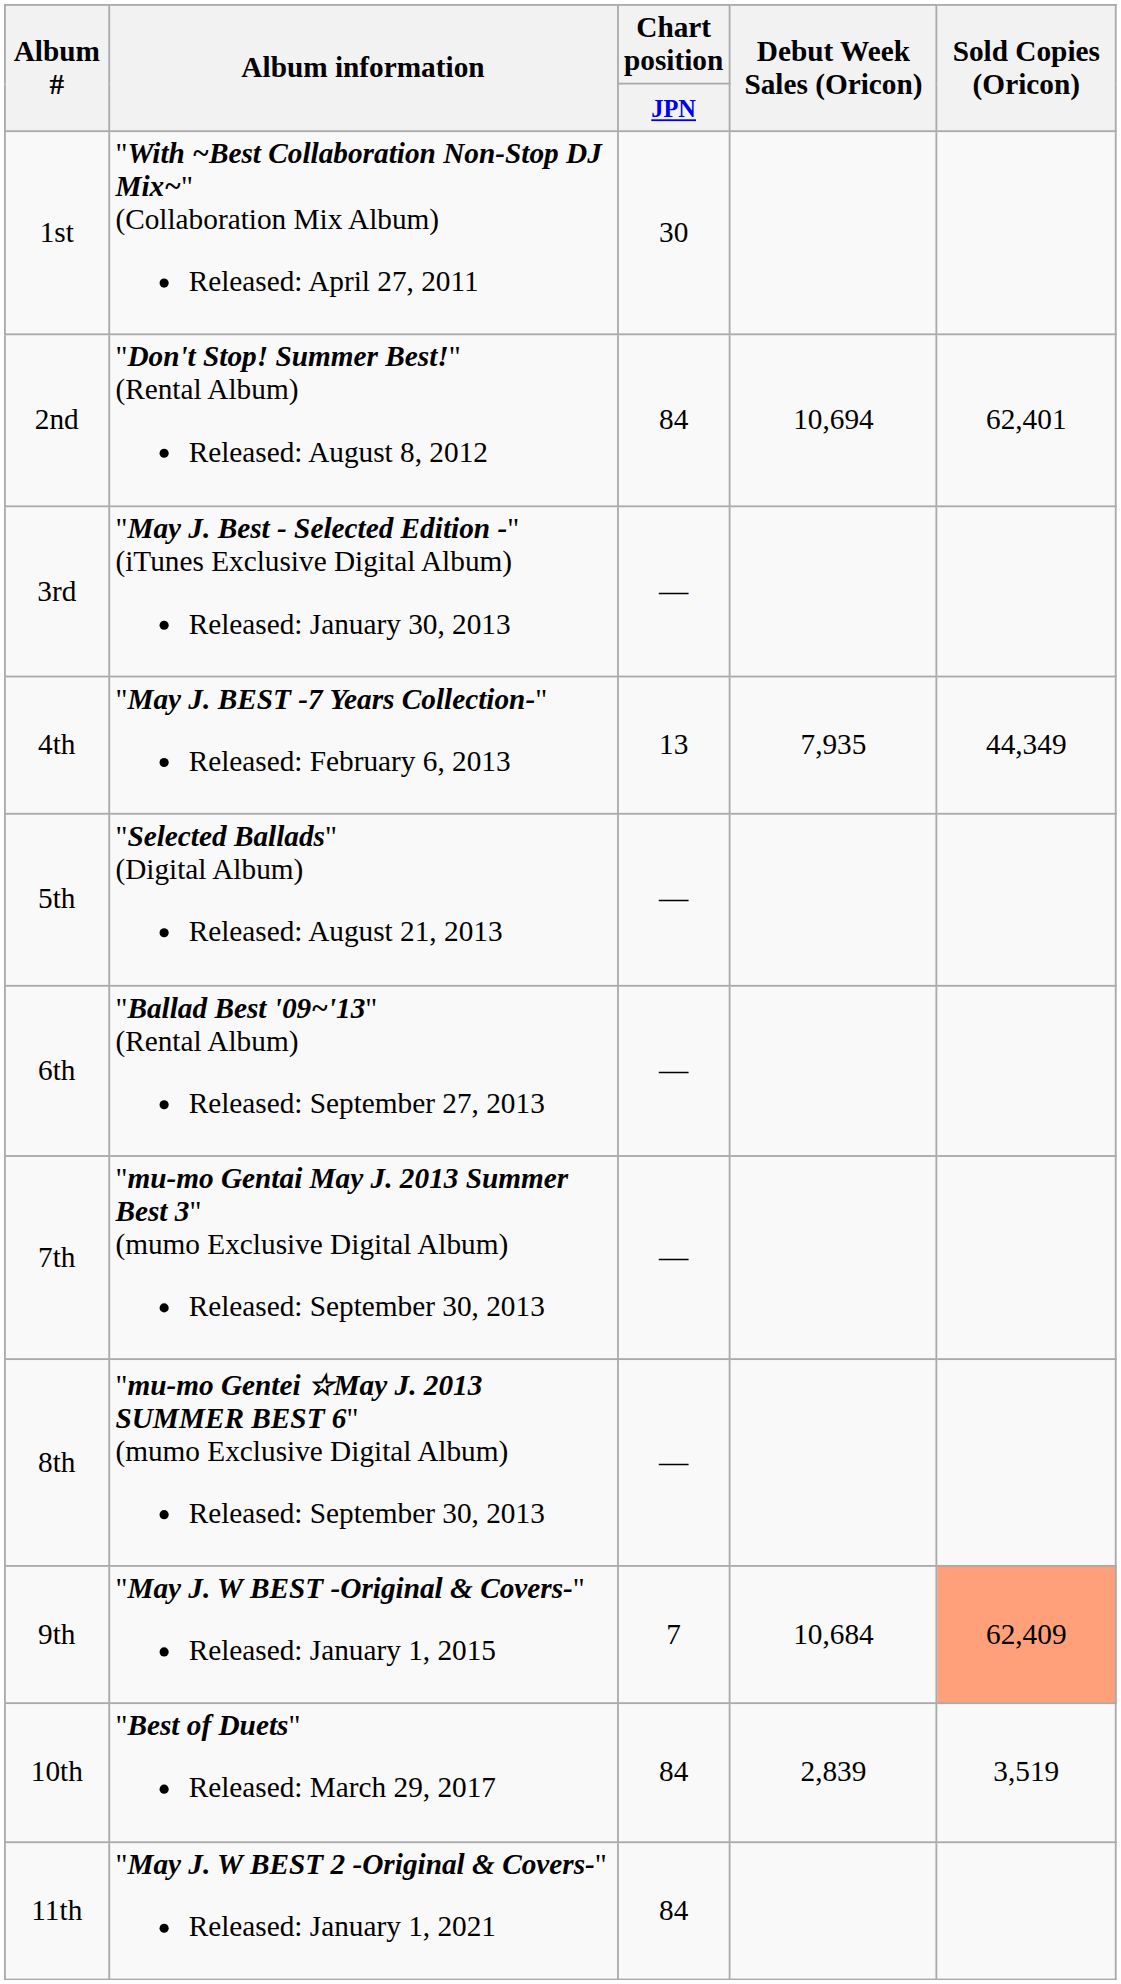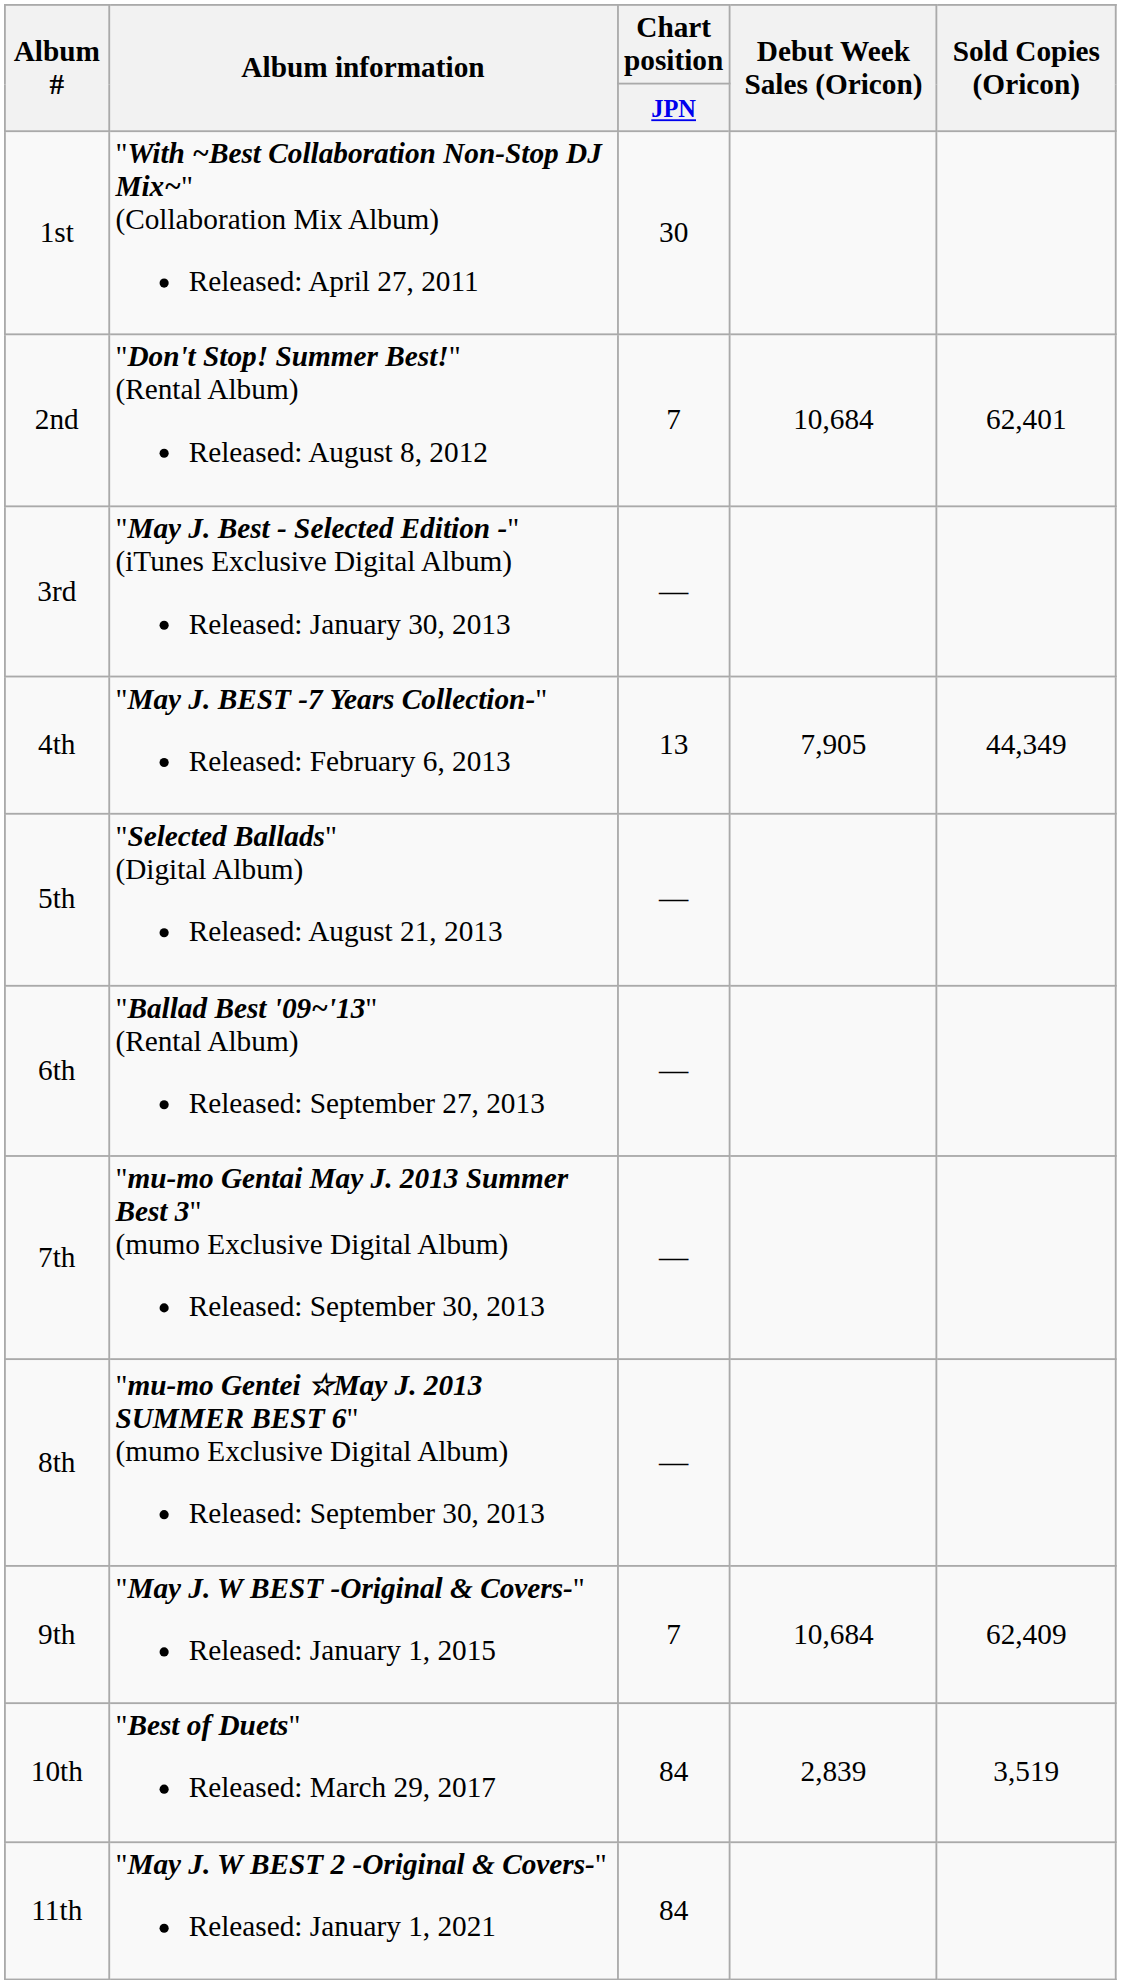(674, 419) 84 -> (674, 419) 7
(833, 419) 10,694 -> (833, 419) 10,684
(833, 744) 7,935 -> (833, 744) 7,905
(1026, 1634) lightsalmon background -> (1026, 1634) no background
